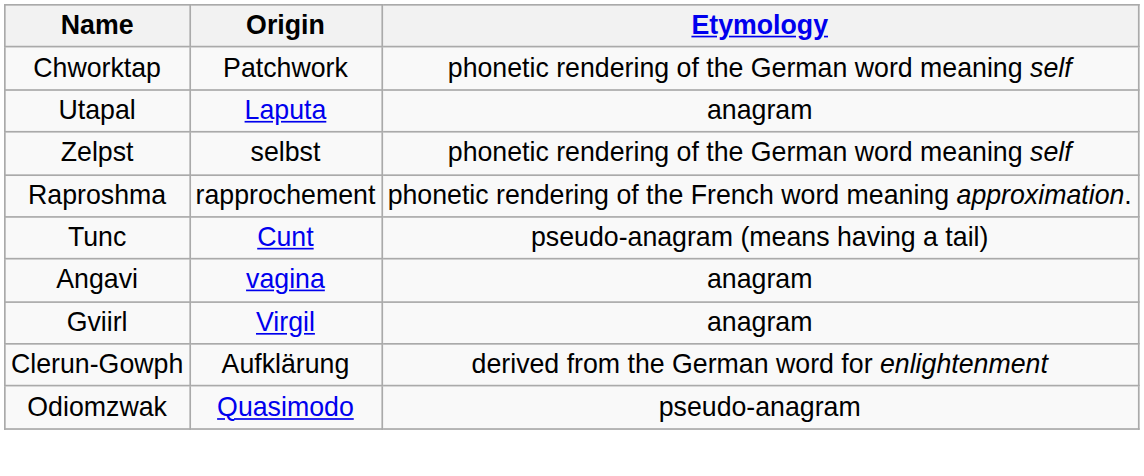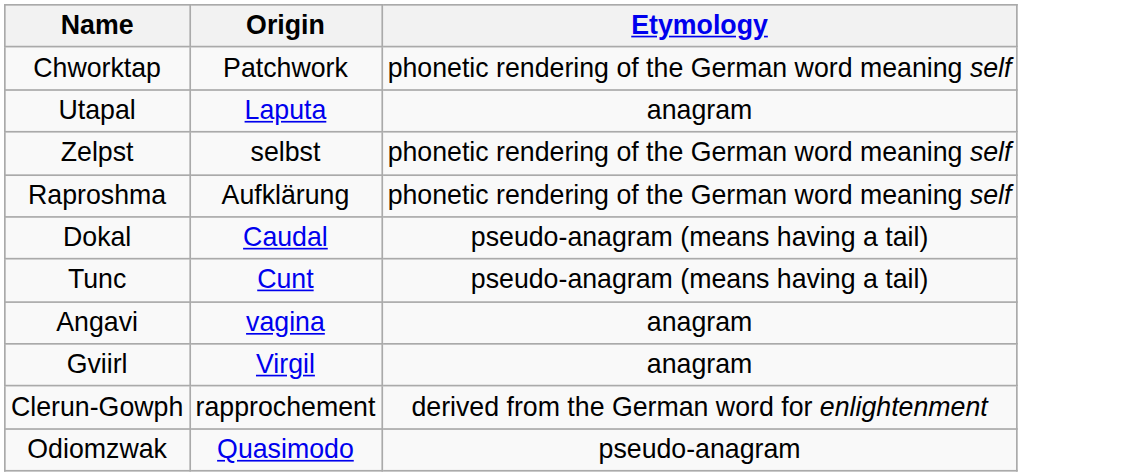(285, 195) rapprochement -> (285, 195) Aufklärung
(760, 195) phonetic rendering of the French word meaning approximation. -> (700, 195) phonetic rendering of the German word meaning self
+ row: (97, 237)
(285, 364) Aufklärung -> (285, 407) rapprochement
